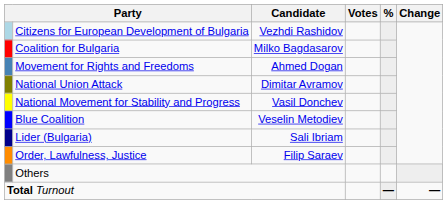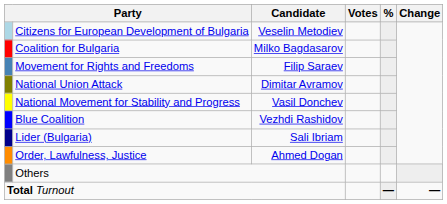(301, 31) Vezhdi Rashidov -> (301, 31) Veselin Metodiev
(307, 66) Ahmed Dogan -> (313, 66) Filip Saraev
(301, 119) Veselin Metodiev -> (301, 119) Vezhdi Rashidov
(313, 155) Filip Saraev -> (307, 155) Ahmed Dogan
